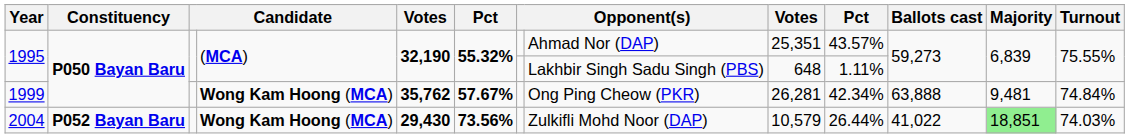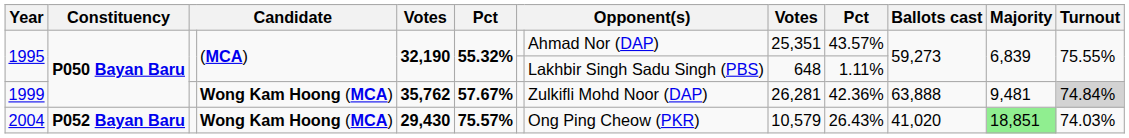(614, 95) Ong Ping Cheow (PKR) -> (618, 95) Zulkifli Mohd Noor (DAP)
(856, 95) 42.34% -> (856, 95) 42.36%
(1088, 95) no background -> (1088, 95) lightgrey background
(485, 120) 73.56% -> (485, 120) 75.57%
(618, 120) Zulkifli Mohd Noor (DAP) -> (614, 120) Ong Ping Cheow (PKR)
(856, 120) 26.44% -> (856, 120) 26.43%
(916, 120) 41,022 -> (916, 120) 41,020
